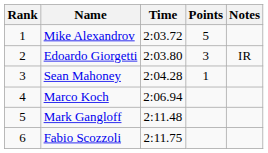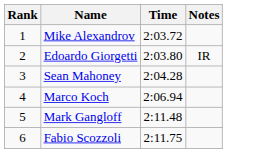- column: (206, 14)
